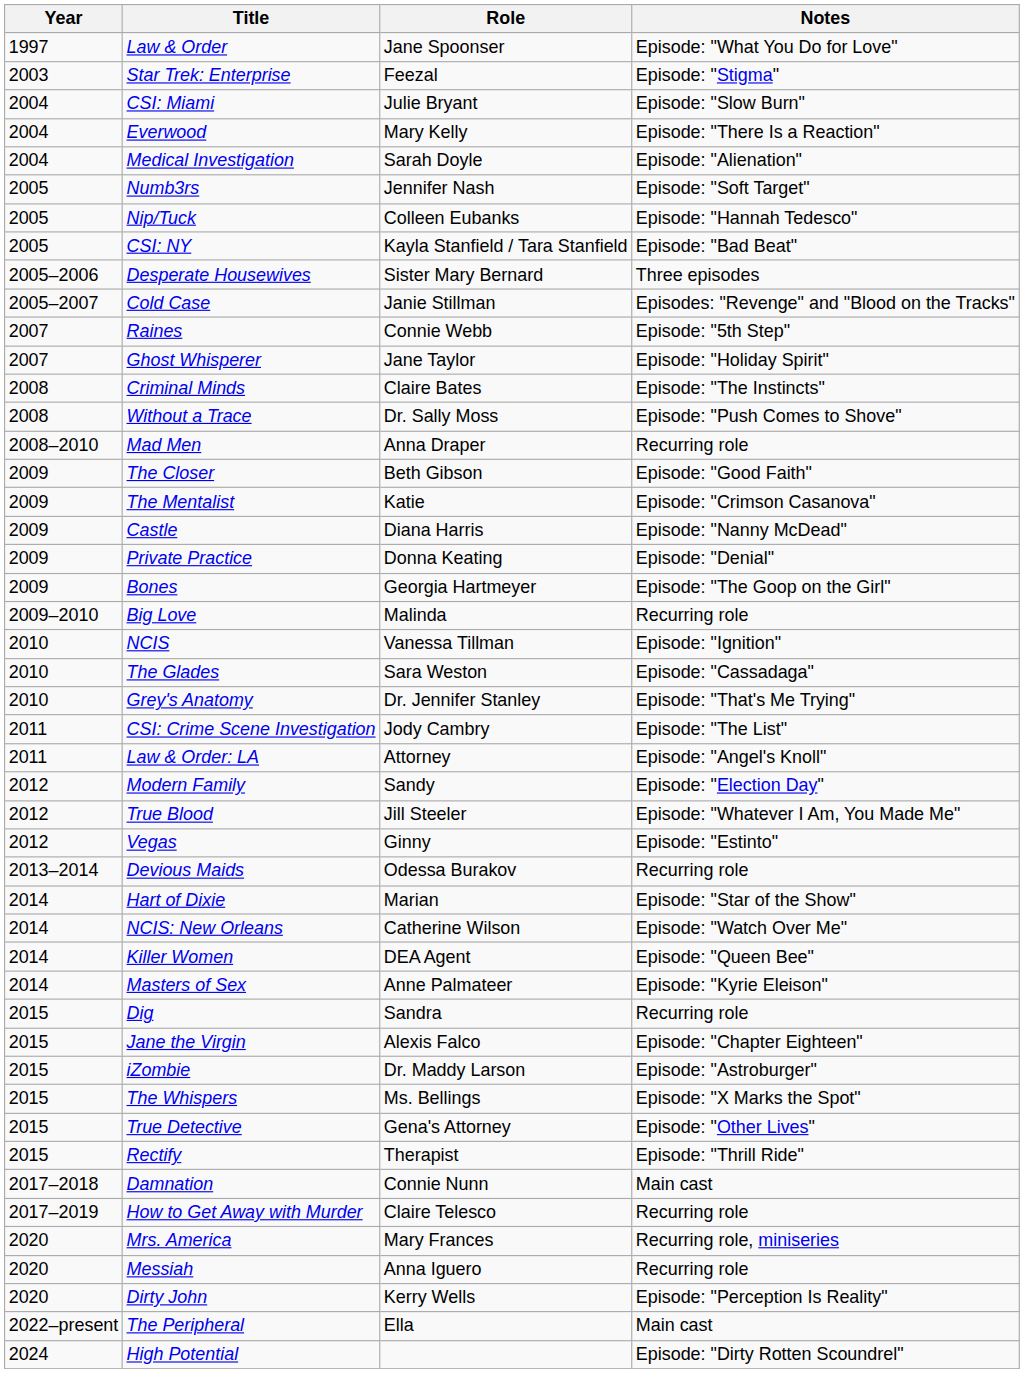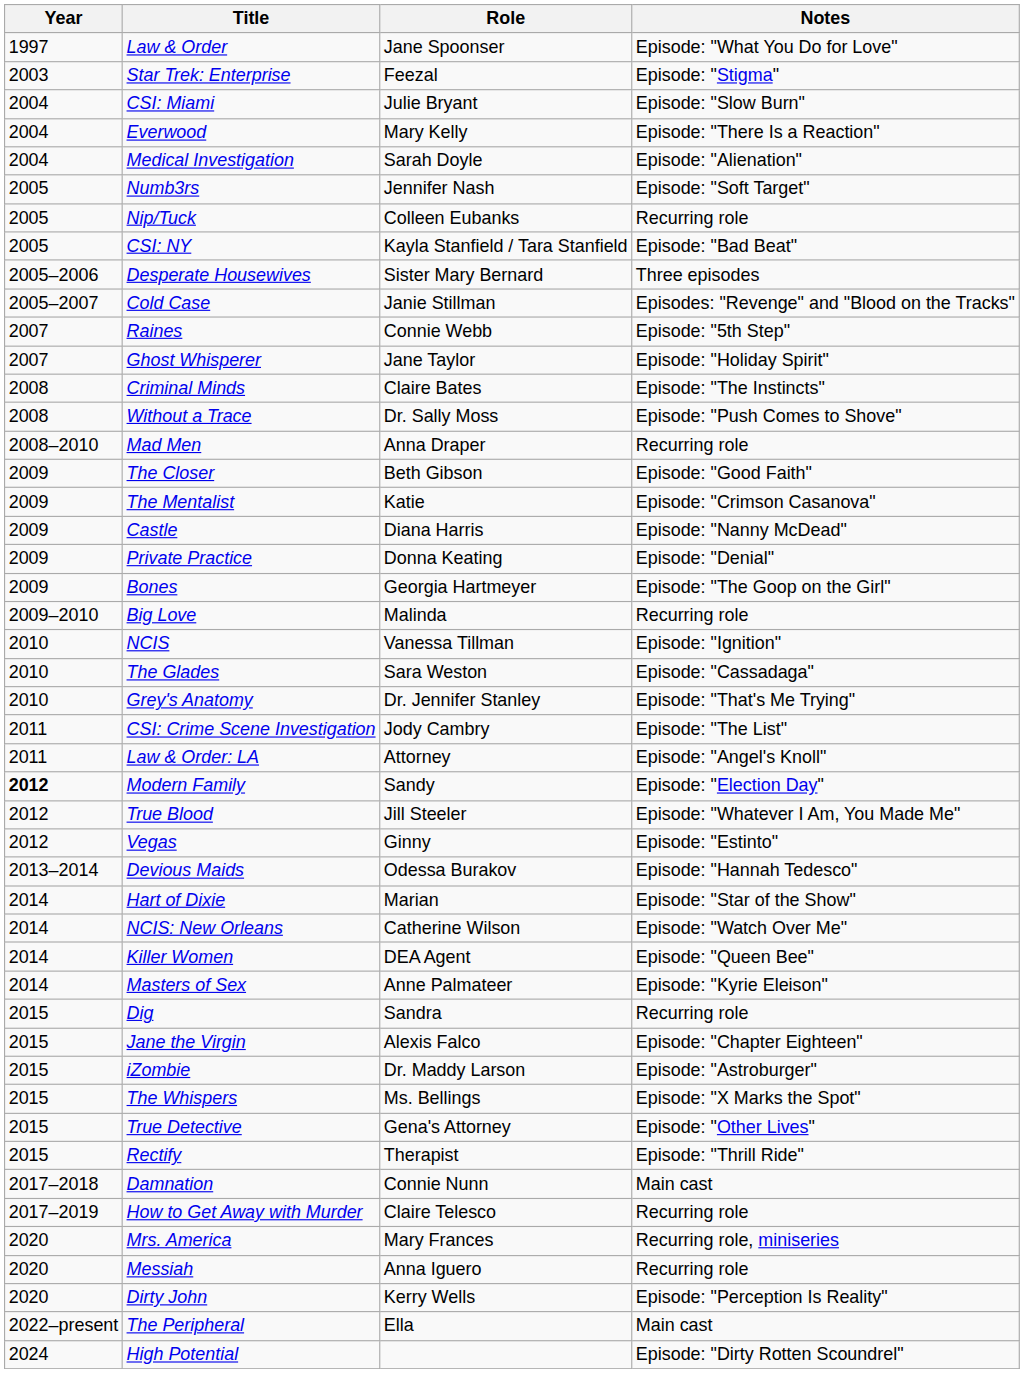(747, 217) Episode: "Hannah Tedesco" -> (692, 217) Recurring role
(29, 786) normal -> (29, 786) bold
(692, 871) Recurring role -> (747, 871) Episode: "Hannah Tedesco"
